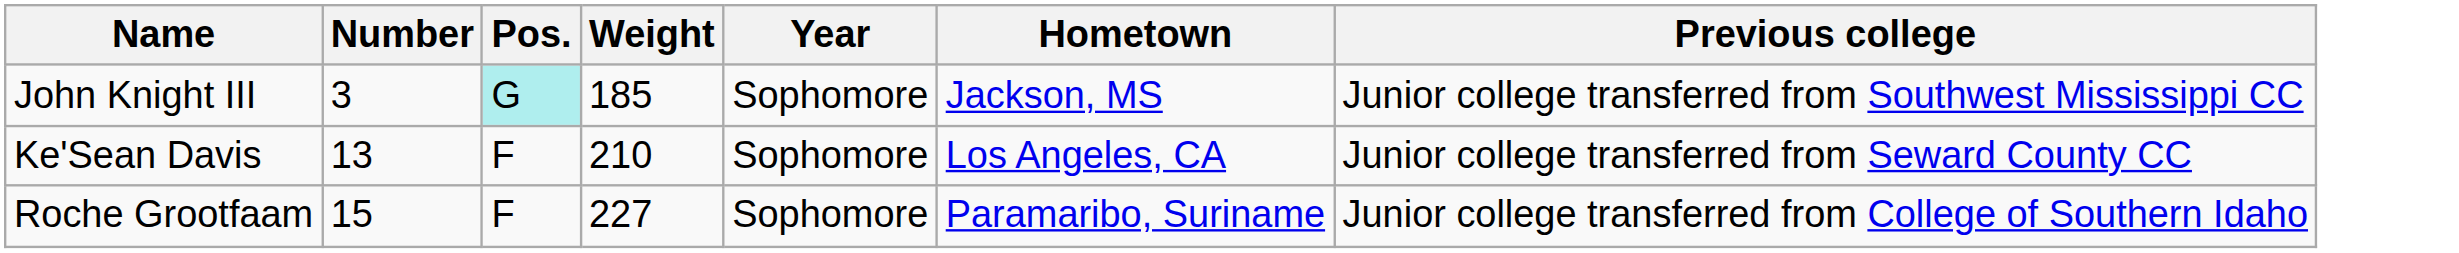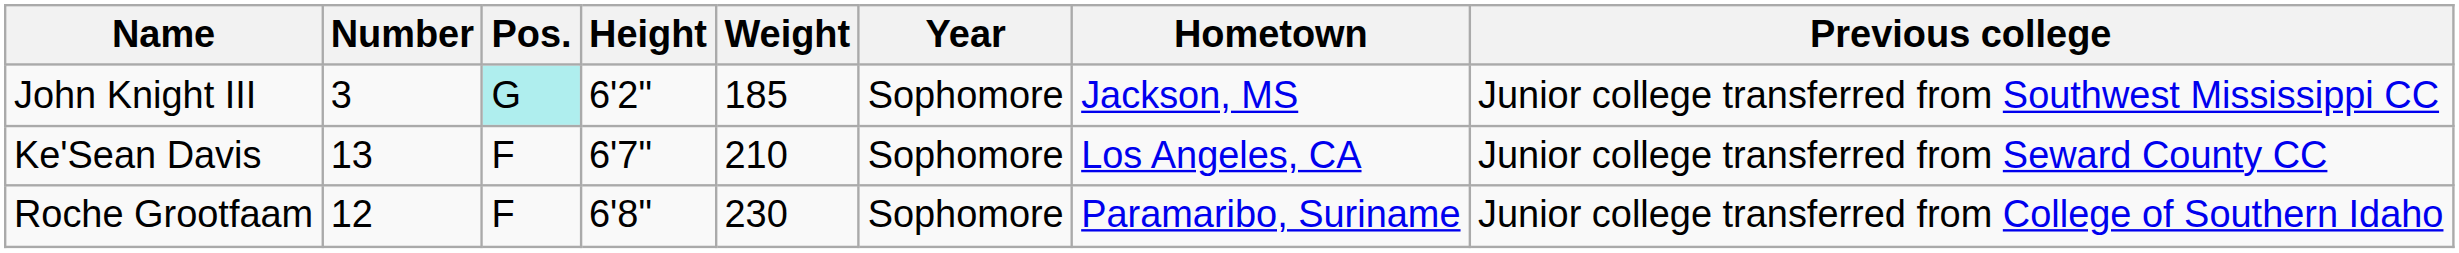+ column: (648, 34)
(352, 214) 15 -> (352, 214) 12
(621, 214) 227 -> (756, 214) 230
